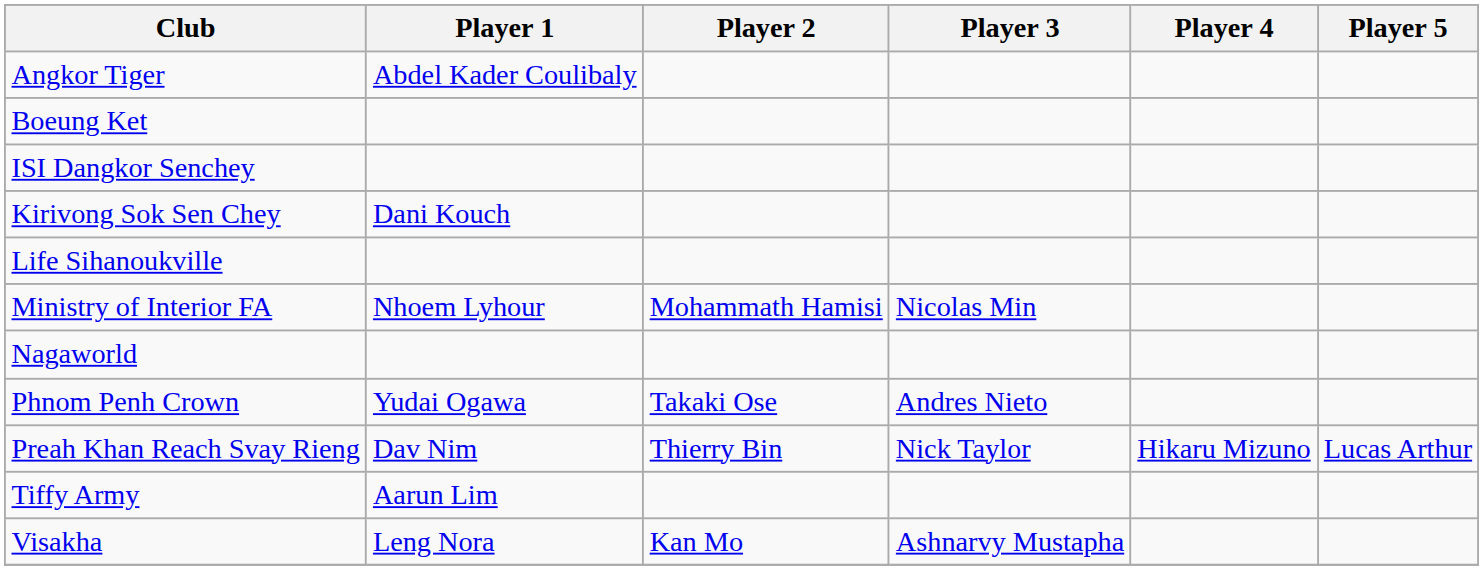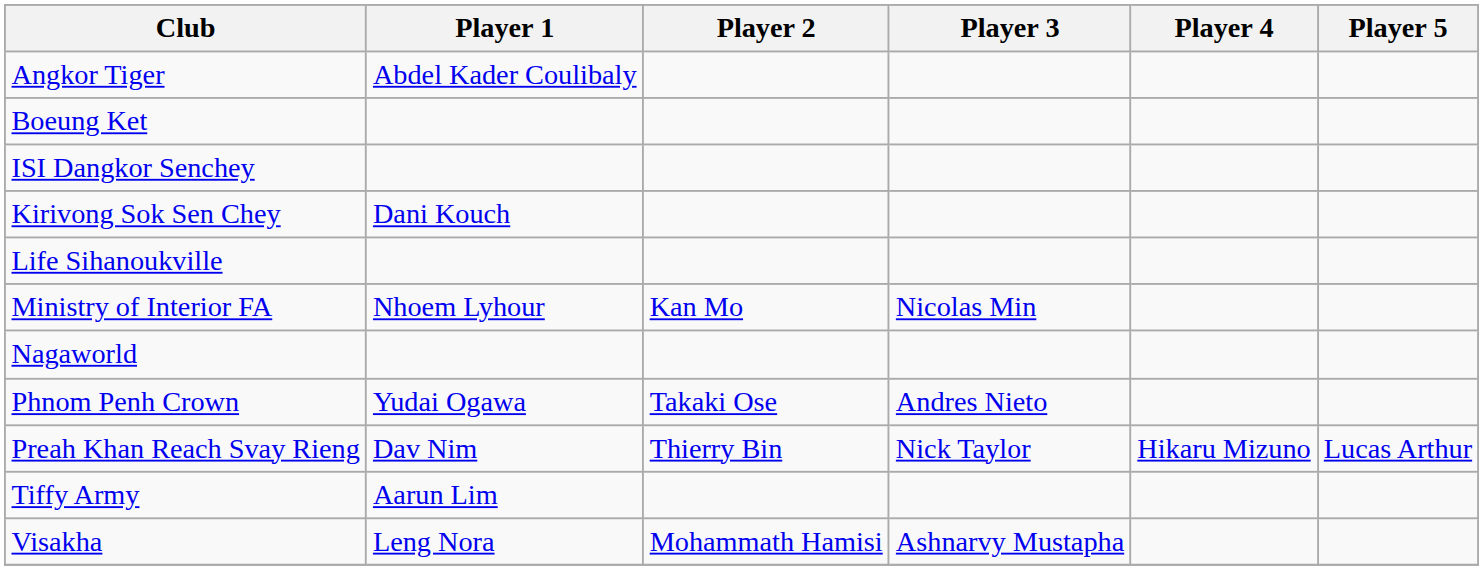(766, 307) Mohammath Hamisi -> (696, 307) Kan Mo
(696, 540) Kan Mo -> (766, 540) Mohammath Hamisi
